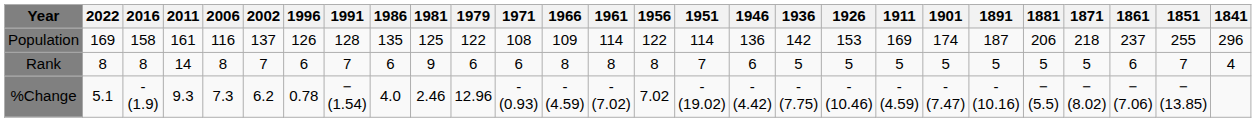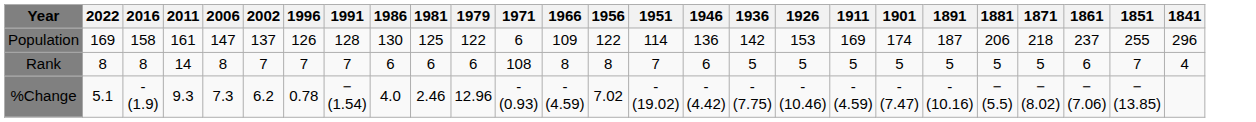- column: (611, 16)
(223, 40) 116 -> (223, 40) 147
(390, 40) 135 -> (390, 40) 130
(519, 40) 108 -> (519, 40) 6
(304, 64) 6 -> (304, 64) 7
(431, 64) 9 -> (431, 64) 6
(519, 64) 6 -> (519, 64) 108
